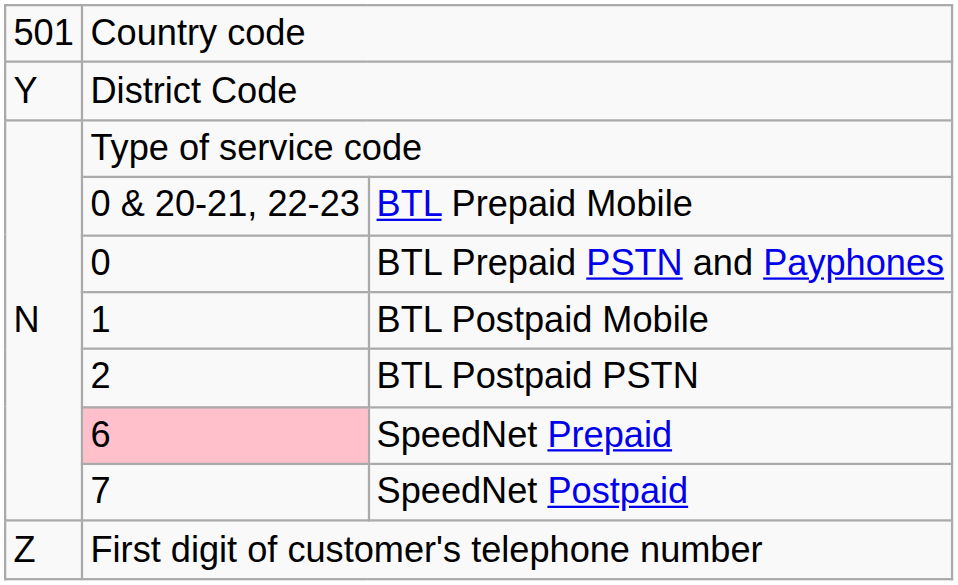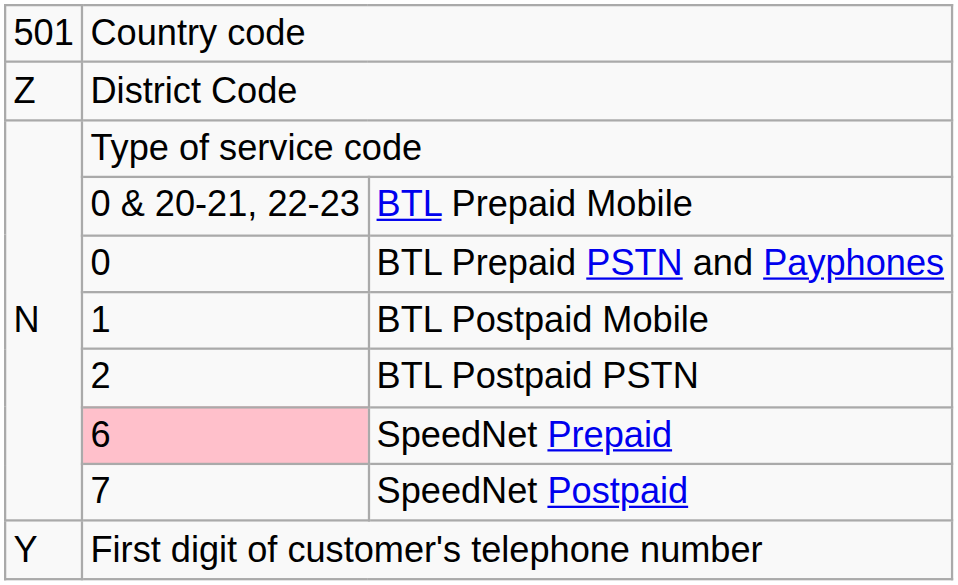(26, 90) Y -> (25, 90) Z
(25, 549) Z -> (26, 549) Y
